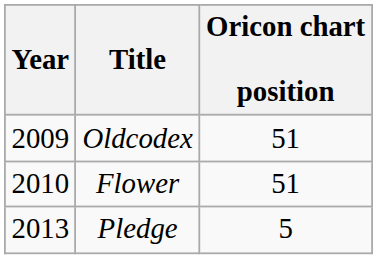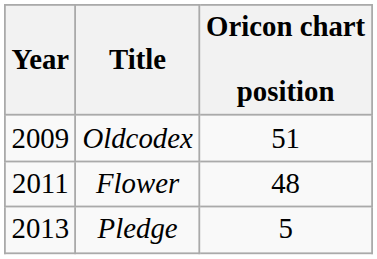(40, 183) 2010 -> (40, 183) 2011
(286, 183) 51 -> (286, 183) 48
